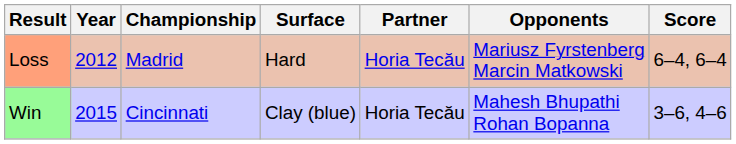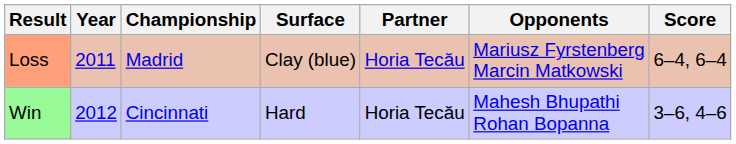(96, 60) 2012 -> (95, 60) 2011
(285, 60) Hard -> (310, 60) Clay (blue)
(96, 112) 2015 -> (96, 112) 2012
(310, 112) Clay (blue) -> (285, 112) Hard
